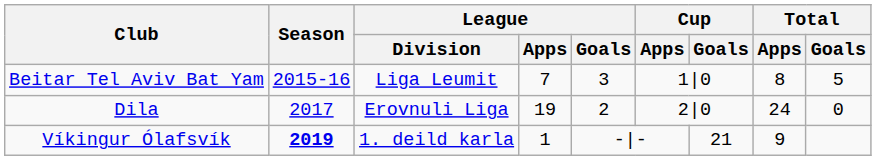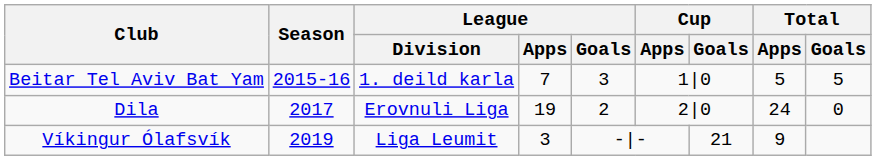(437, 80) Liga Leumit -> (437, 80) 1. deild karla
(780, 80) 8 -> (780, 80) 5
(311, 140) bold -> (311, 140) normal
(437, 140) 1. deild karla -> (437, 140) Liga Leumit
(545, 140) 1 -> (545, 140) 3
